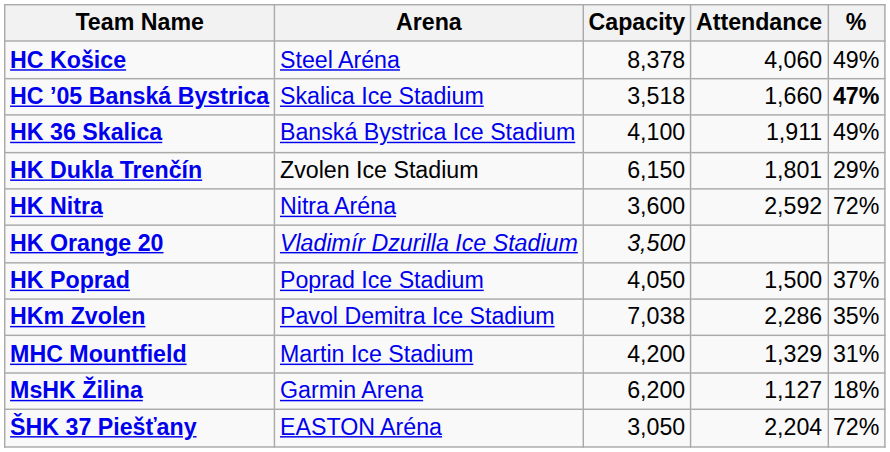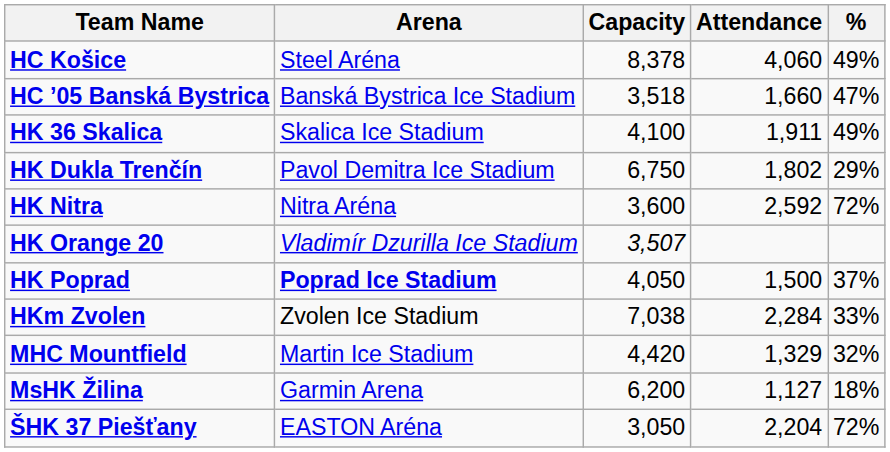(382, 96) Skalica Ice Stadium -> (428, 96) Banská Bystrica Ice Stadium
(856, 96) bold -> (856, 96) normal
(428, 133) Banská Bystrica Ice Stadium -> (382, 133) Skalica Ice Stadium
(379, 170) Zvolen Ice Stadium -> (417, 170) Pavol Demitra Ice Stadium
(656, 170) 6,150 -> (656, 170) 6,750
(793, 170) 1,801 -> (793, 170) 1,802
(656, 243) 3,500 -> (656, 243) 3,507
(382, 280) normal -> (388, 280) bold
(417, 317) Pavol Demitra Ice Stadium -> (379, 317) Zvolen Ice Stadium
(793, 317) 2,286 -> (793, 317) 2,284
(856, 317) 35% -> (856, 317) 33%
(656, 354) 4,200 -> (656, 354) 4,420
(856, 354) 31% -> (856, 354) 32%
